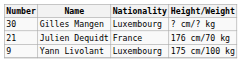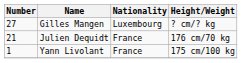(11, 24) 30 -> (11, 24) 27
(9, 51) 9 -> (9, 51) 1
(137, 51) Luxembourg -> (127, 51) France
